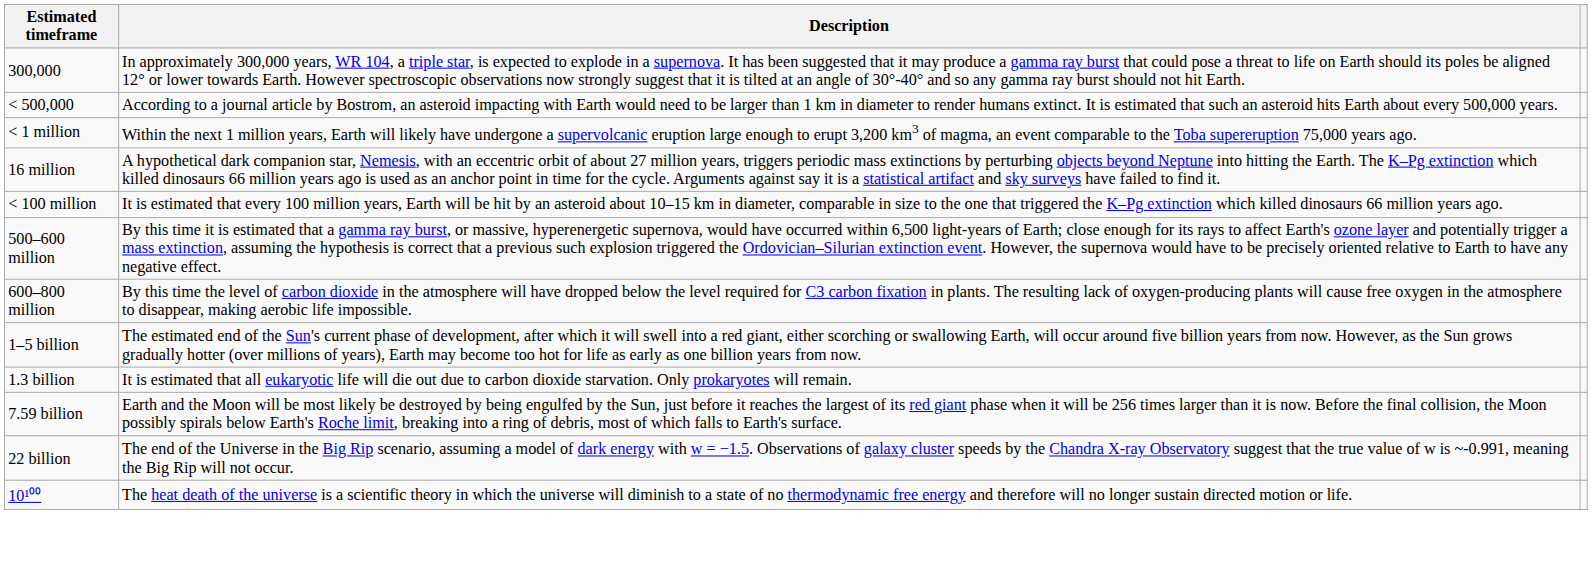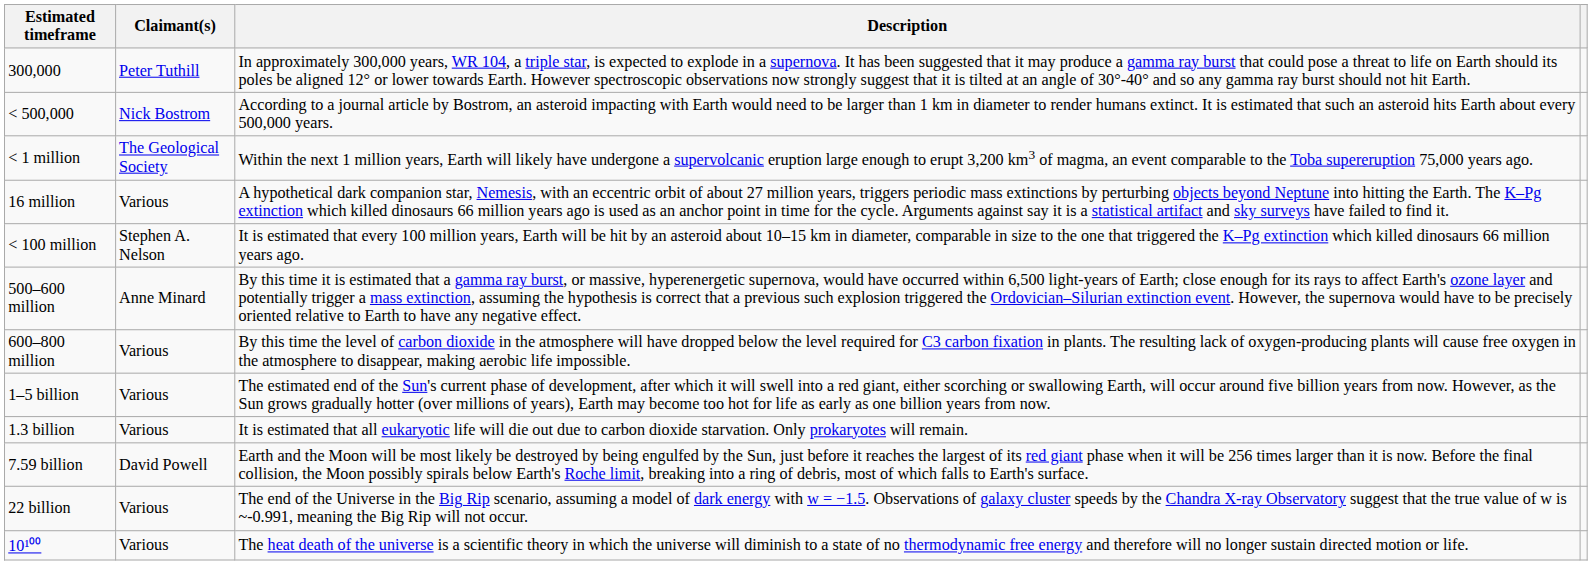+ column: (175, 26)
